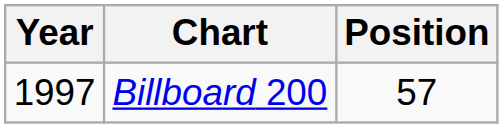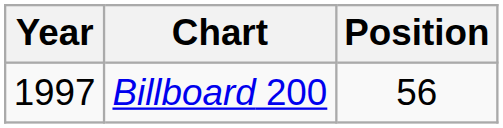(417, 92) 57 -> (417, 92) 56
